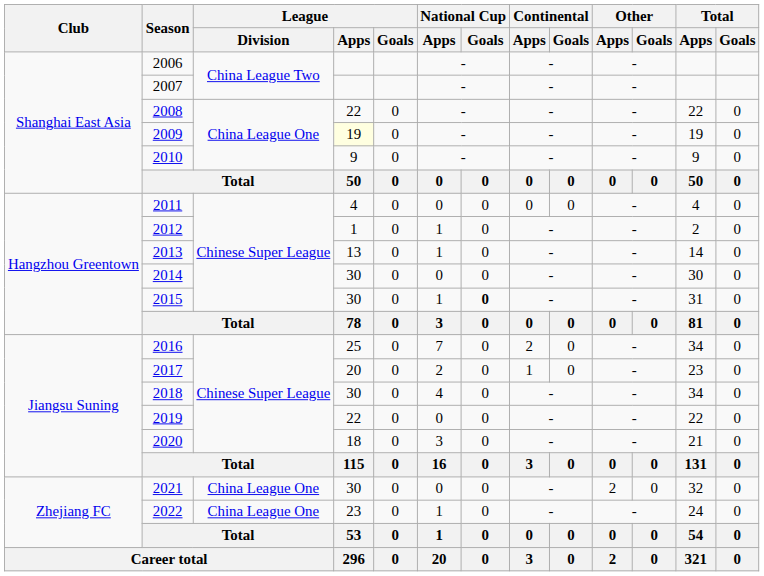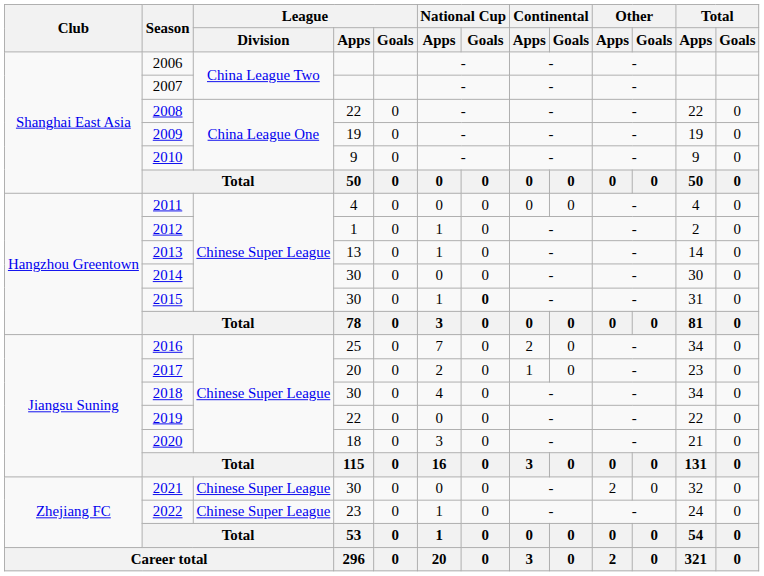(354, 134) lightyellow background -> (354, 134) no background
(263, 488) China League One -> (263, 488) Chinese Super League
(263, 511) China League One -> (263, 511) Chinese Super League
